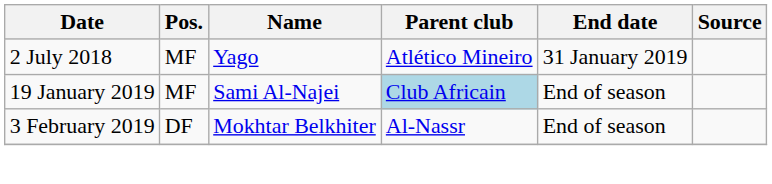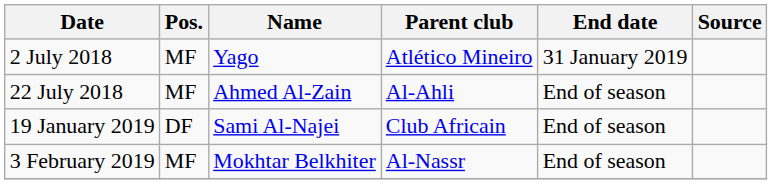+ row: (66, 91)
(181, 91) MF -> (179, 126) DF
(446, 91) lightblue background -> (446, 126) no background
(179, 126) DF -> (181, 160) MF
